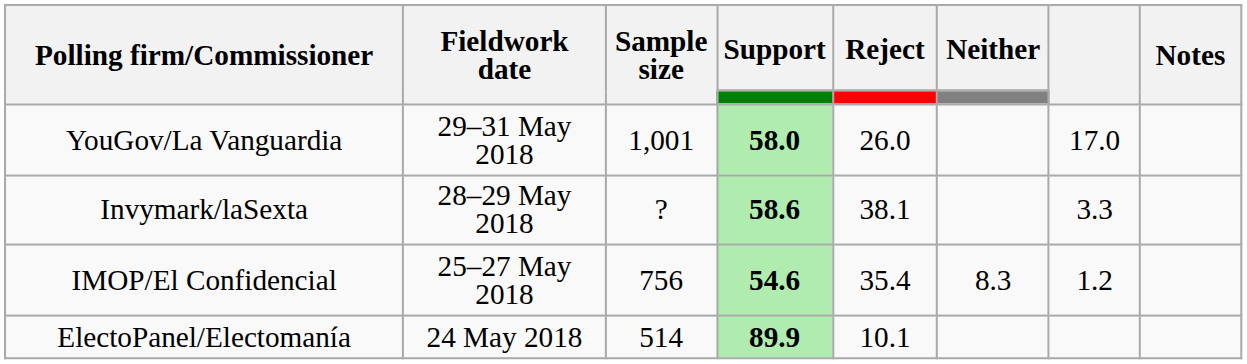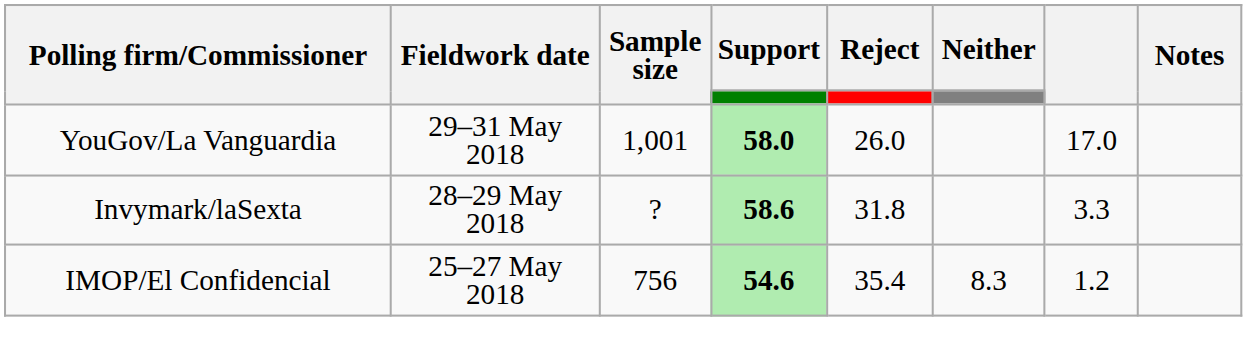(885, 210) 38.1 -> (880, 210) 31.8
- row: (204, 337)
